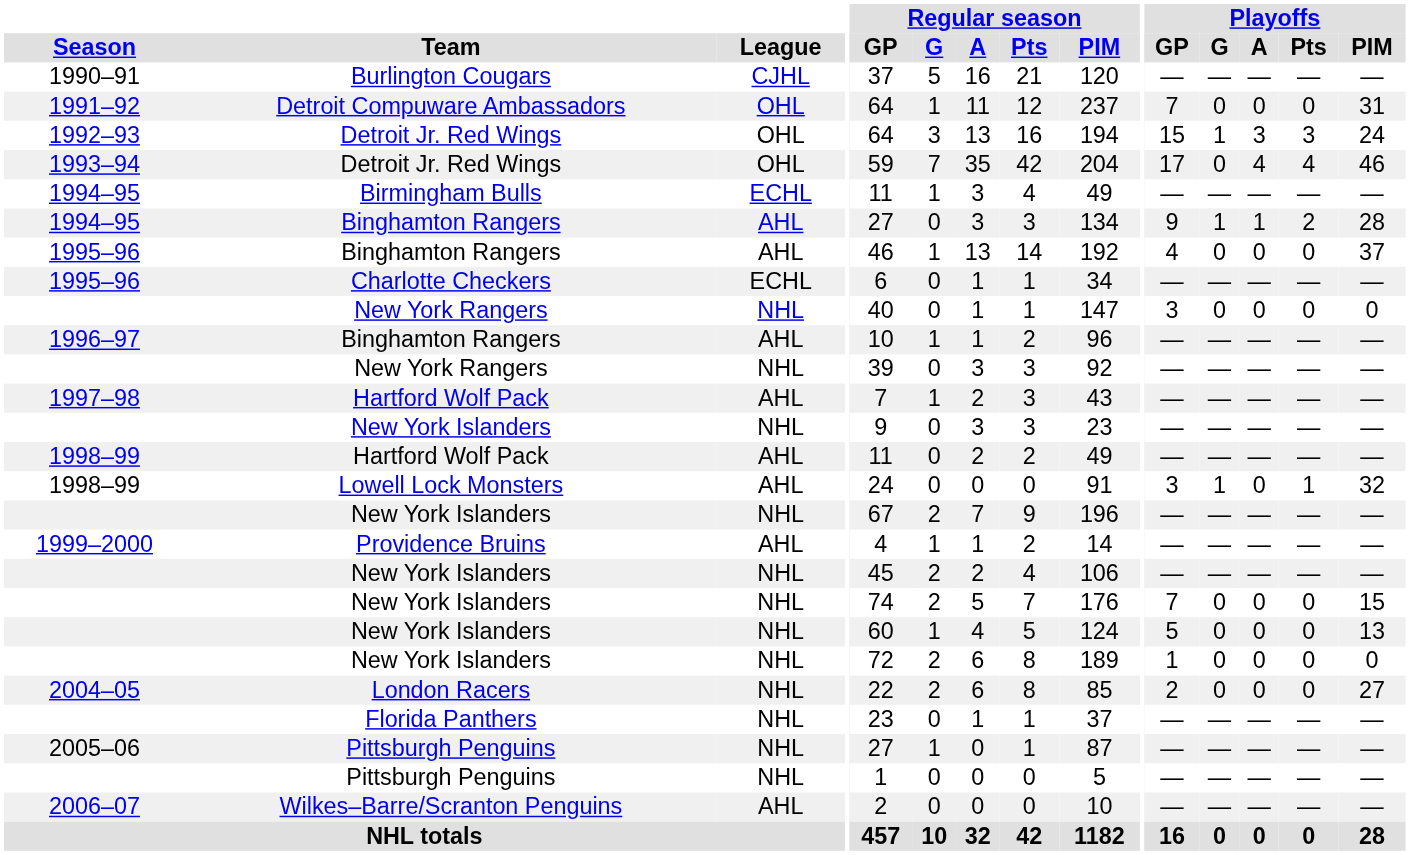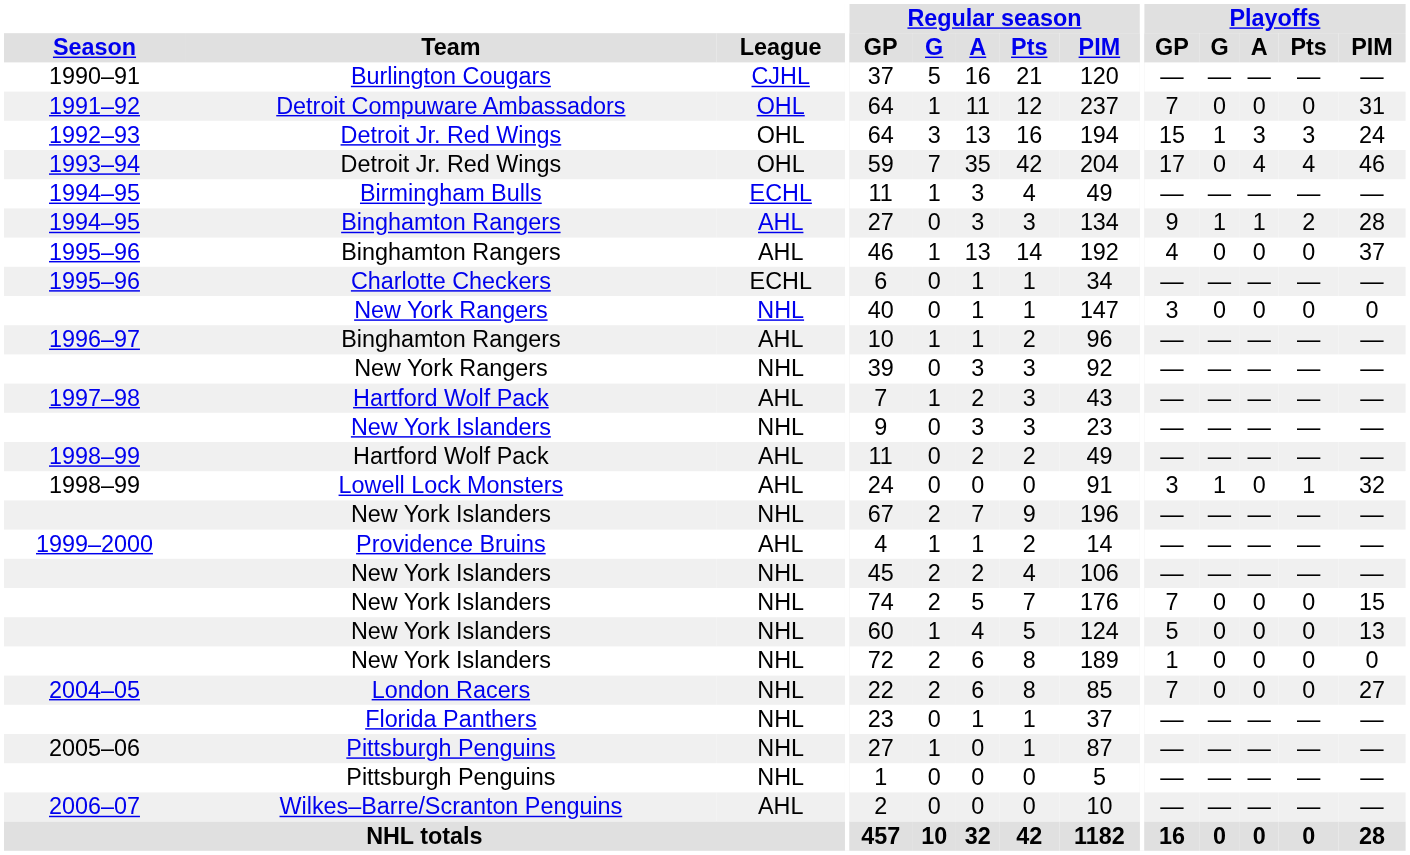(1172, 689) 2 -> (1172, 689) 7
